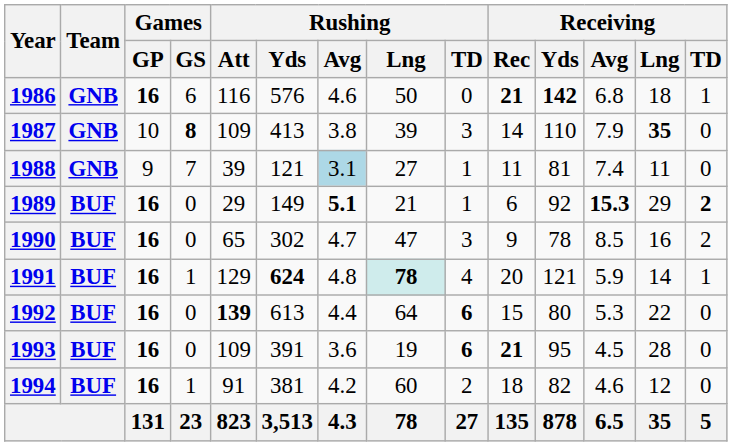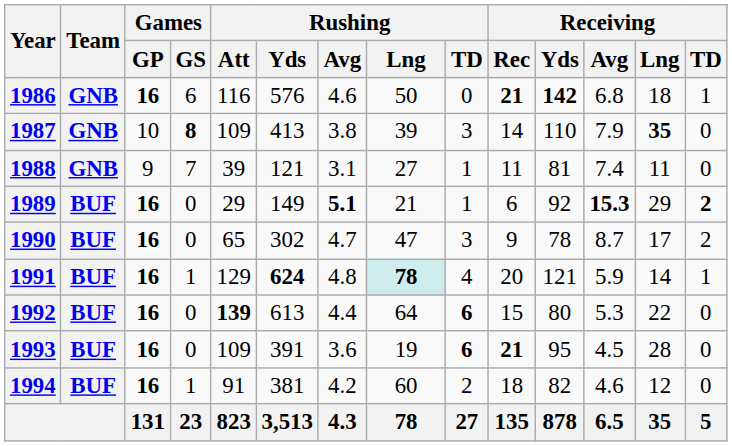(342, 167) lightblue background -> (342, 167) no background
(609, 240) 8.5 -> (609, 240) 8.7
(660, 240) 16 -> (660, 240) 17
